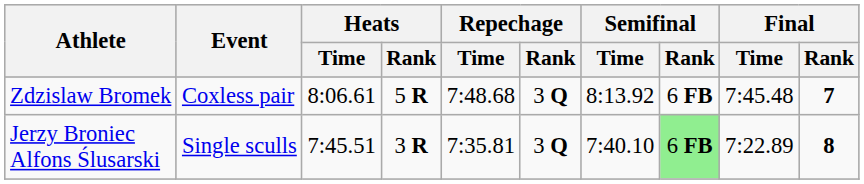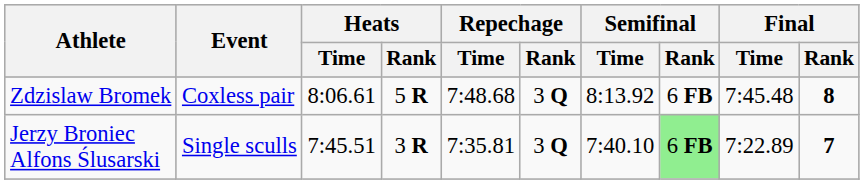(829, 96) 7 -> (829, 96) 8
(829, 146) 8 -> (829, 146) 7
